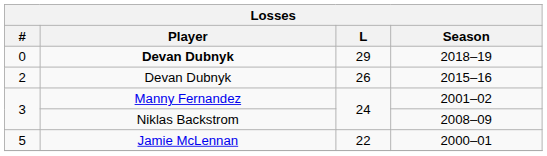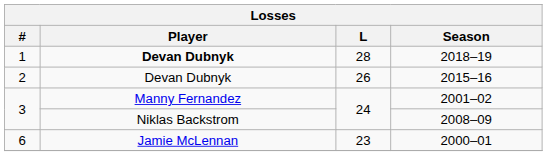(22, 57) 0 -> (22, 57) 1
(363, 57) 29 -> (363, 57) 28
(22, 141) 5 -> (22, 141) 6
(363, 141) 22 -> (363, 141) 23
